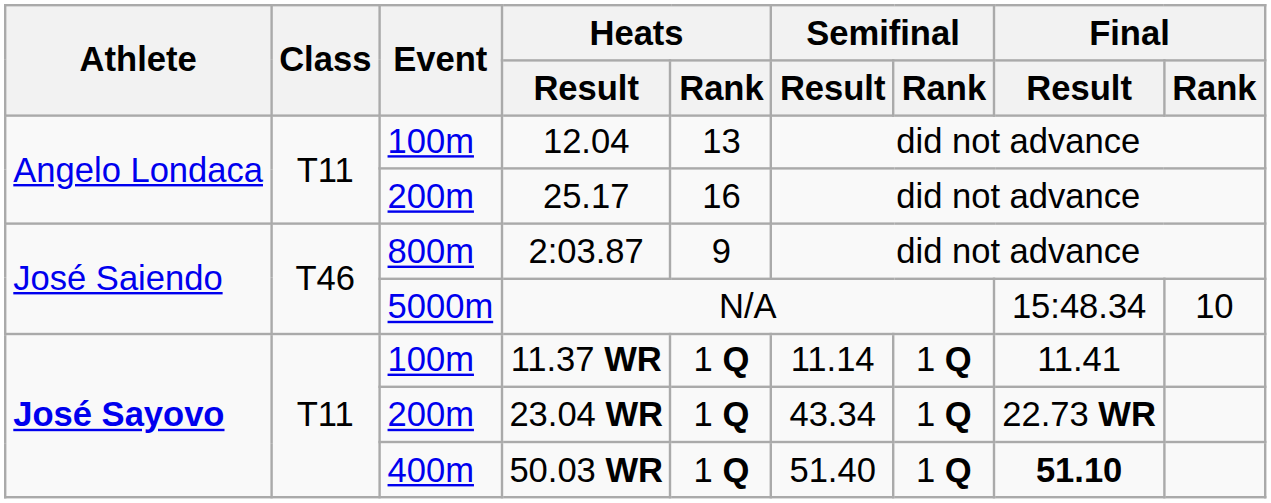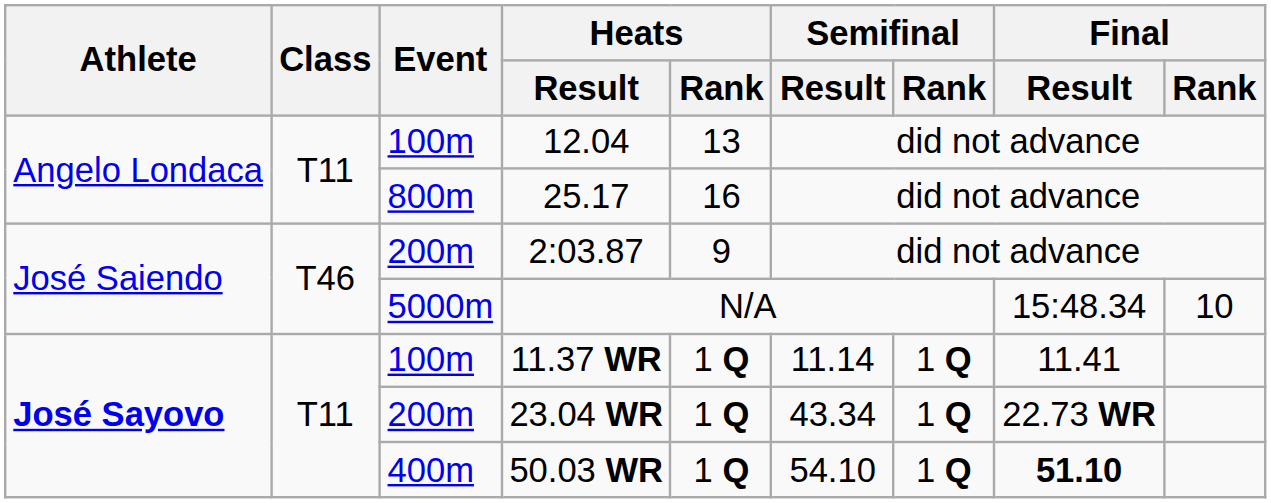(431, 197) 200m -> (431, 197) 800m
(431, 251) 800m -> (431, 251) 200m
(833, 470) 51.40 -> (833, 470) 54.10
